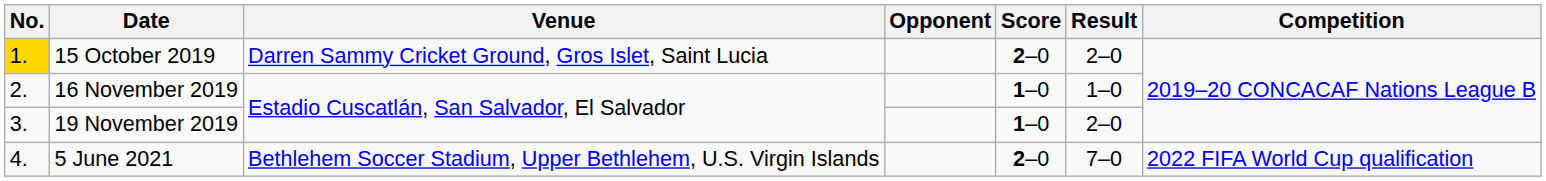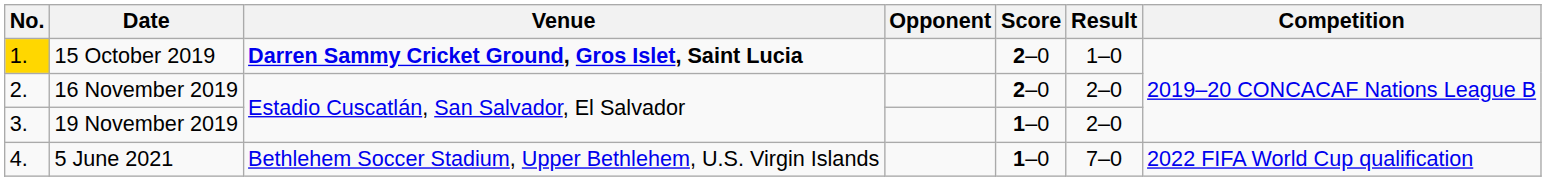(508, 55) normal -> (525, 55) bold
(1104, 55) 2–0 -> (1104, 55) 1–0
(1031, 90) 1–0 -> (1031, 90) 2–0
(1104, 90) 1–0 -> (1104, 90) 2–0
(1031, 158) 2–0 -> (1031, 158) 1–0
